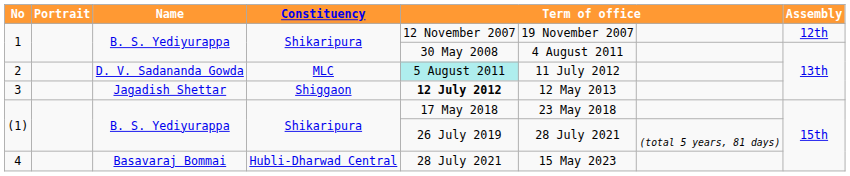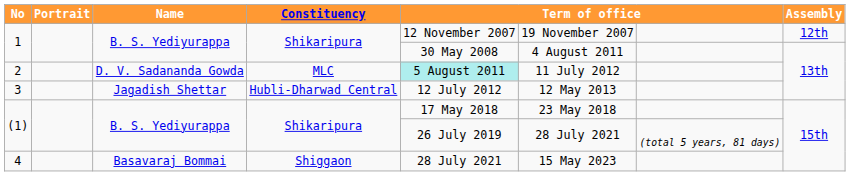(323, 90) Shiggaon -> (323, 90) Hubli-Dharwad Central
(459, 90) bold -> (459, 90) normal
(323, 161) Hubli-Dharwad Central -> (323, 161) Shiggaon
